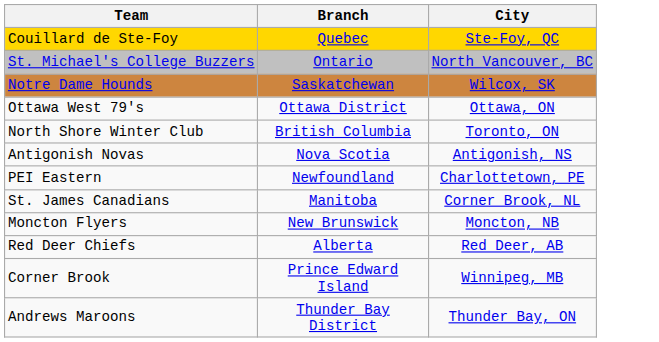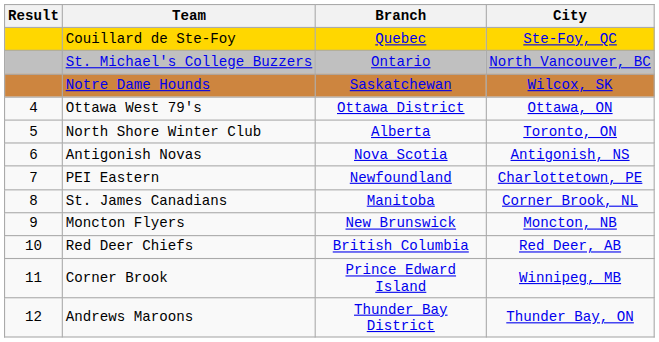+ column: (33, 16)
(343, 132) British Columbia -> (401, 132) Alberta
(343, 247) Alberta -> (401, 247) British Columbia
